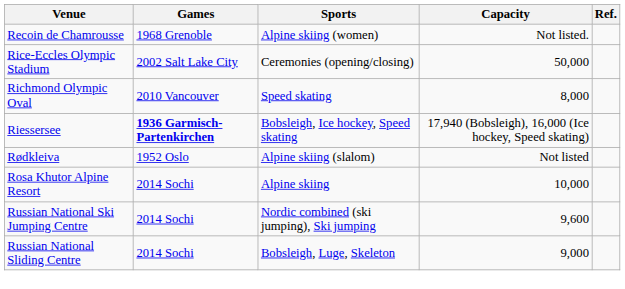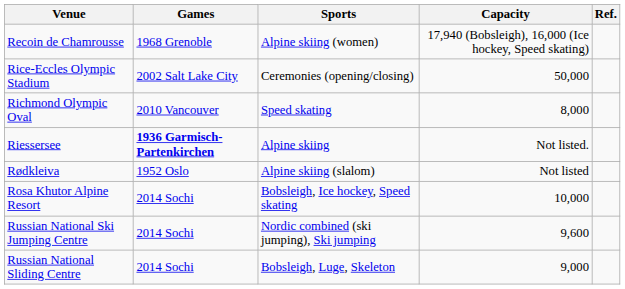(563, 34) Not listed. -> (508, 41) 17,940 (Bobsleigh), 16,000 (Ice hockey, Speed skating)
(335, 130) Bobsleigh, Ice hockey, Speed skating -> (295, 144) Alpine skiing
(508, 130) 17,940 (Bobsleigh), 16,000 (Ice hockey, Speed skating) -> (563, 144) Not listed.
(295, 184) Alpine skiing -> (335, 198) Bobsleigh, Ice hockey, Speed skating
